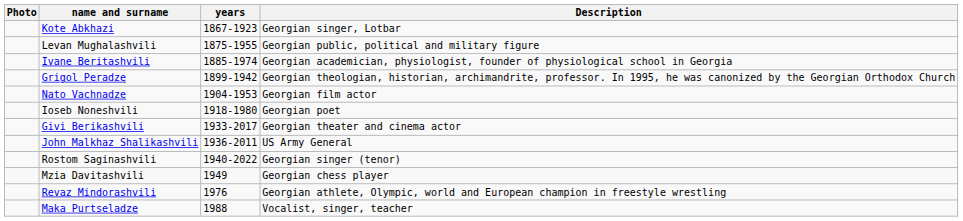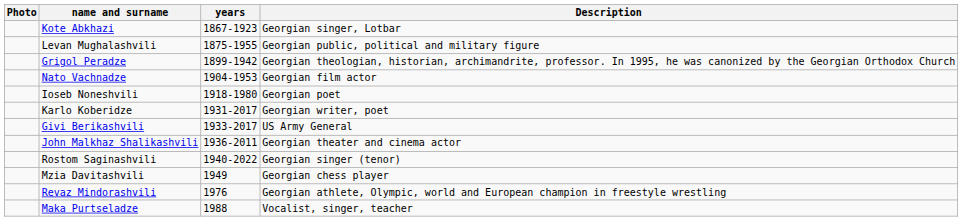- row: (96, 61)
+ row: (87, 110)
(362, 127) Georgian theater and cinema actor -> (307, 127) US Army General
(307, 143) US Army General -> (362, 143) Georgian theater and cinema actor
